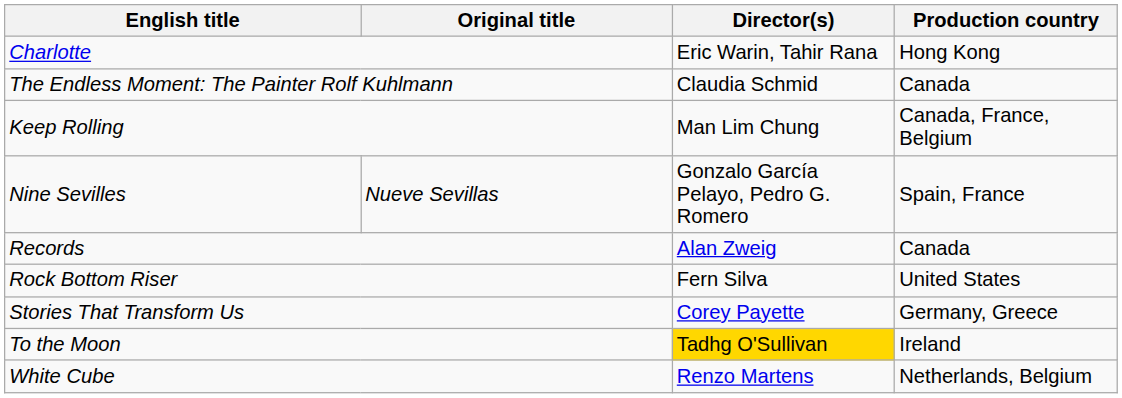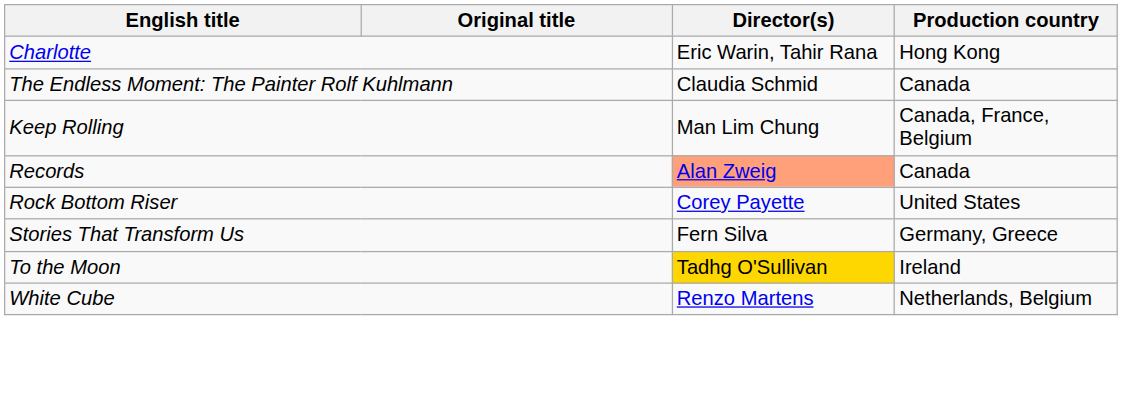- row: (68, 193)
(727, 248) no background -> (727, 171) lightsalmon background
(722, 280) Fern Silva -> (741, 203) Corey Payette
(741, 312) Corey Payette -> (722, 235) Fern Silva
